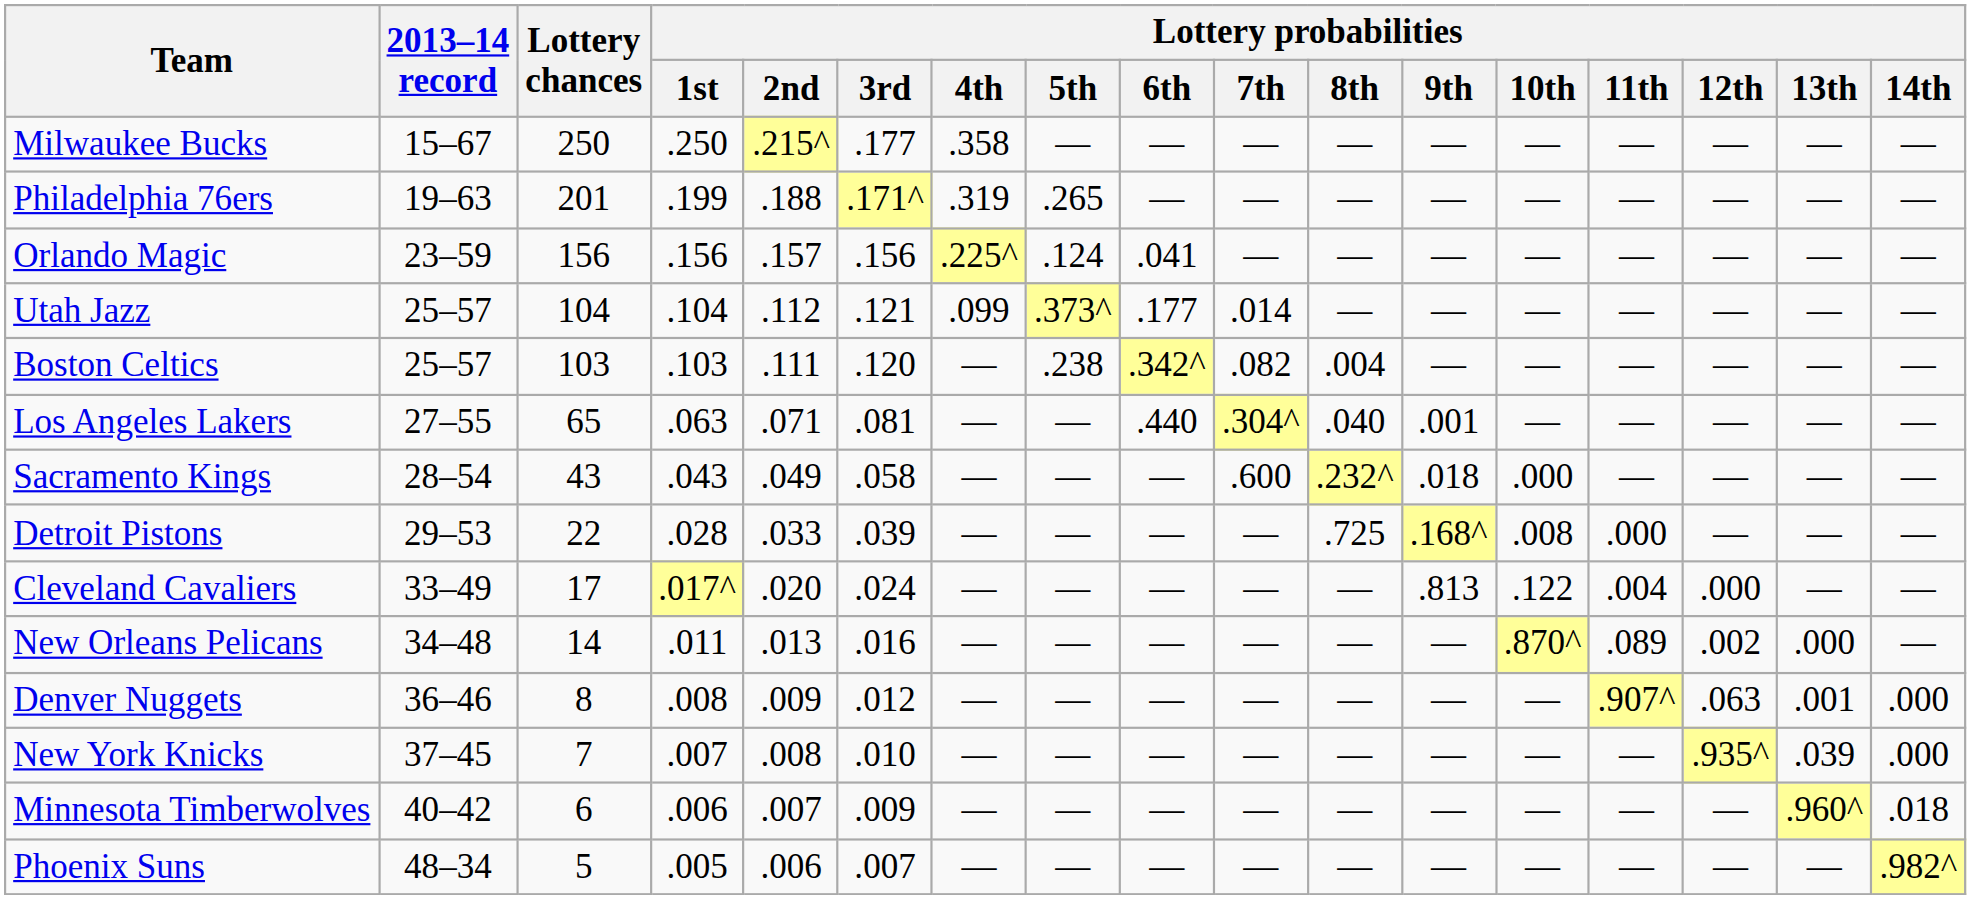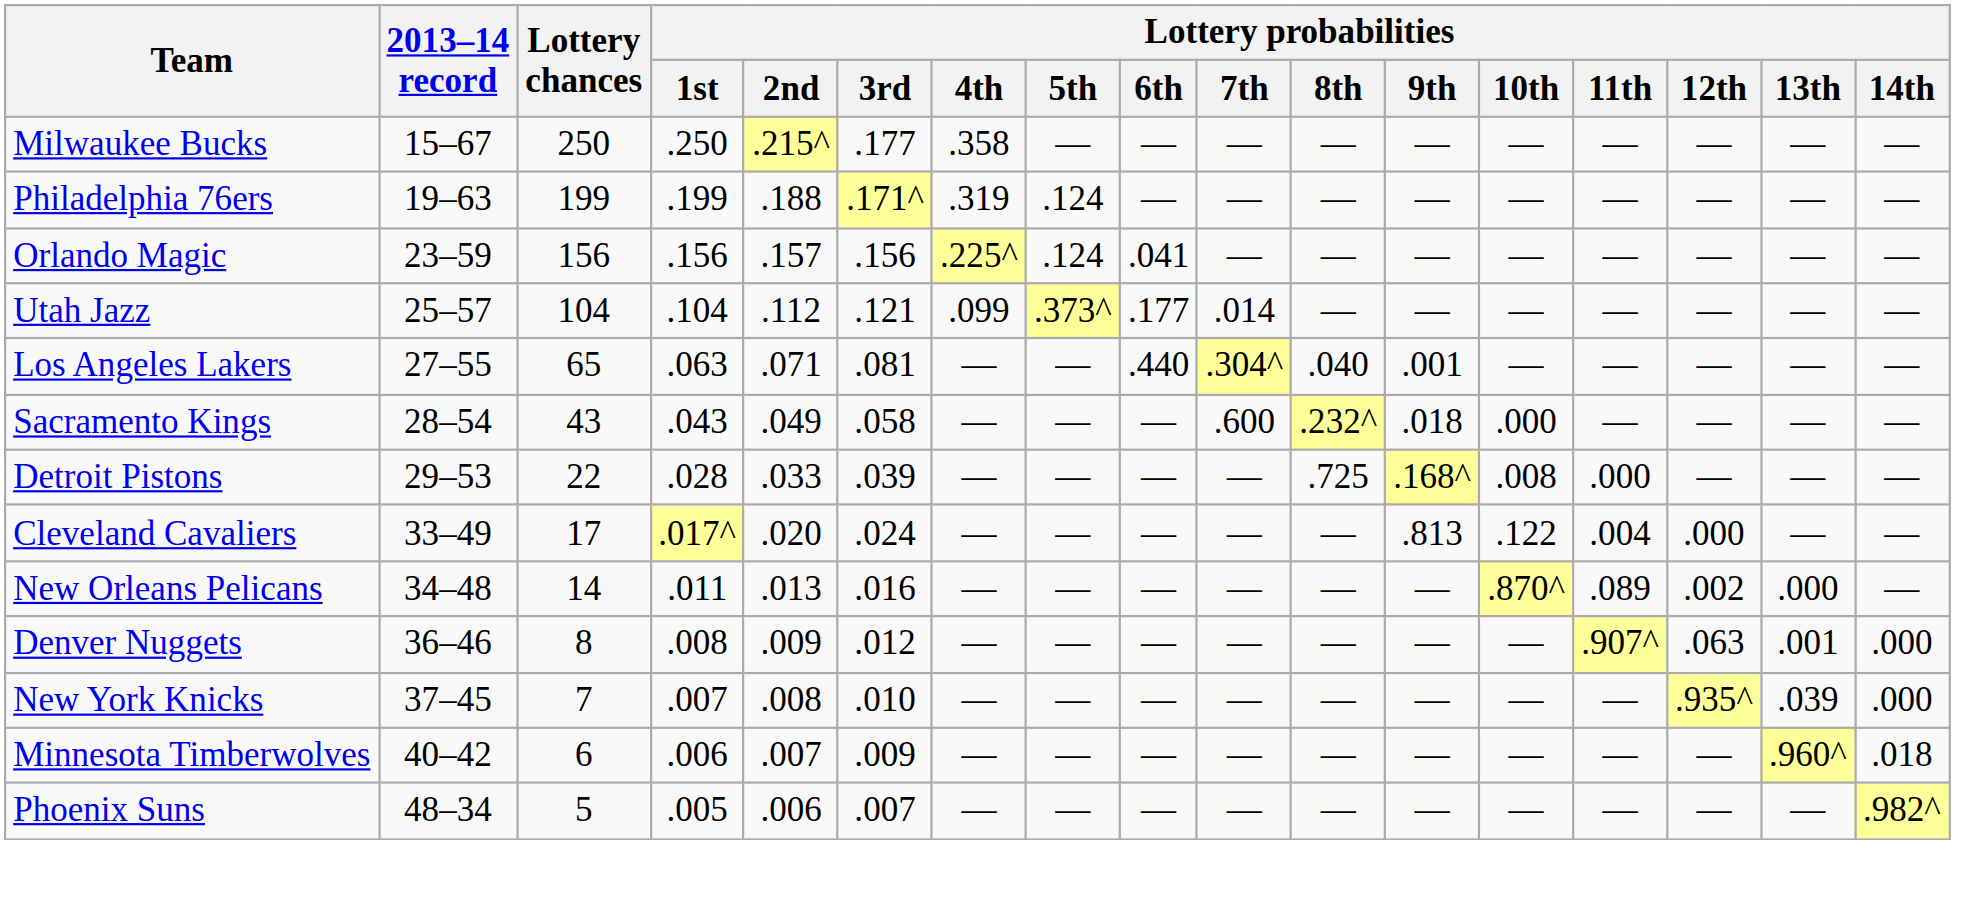(584, 198) 201 -> (584, 198) 199
(1073, 198) .265 -> (1073, 198) .124
- row: (116, 365)
